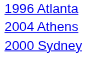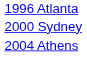rows swapped: (43, 45) <-> (41, 27)
